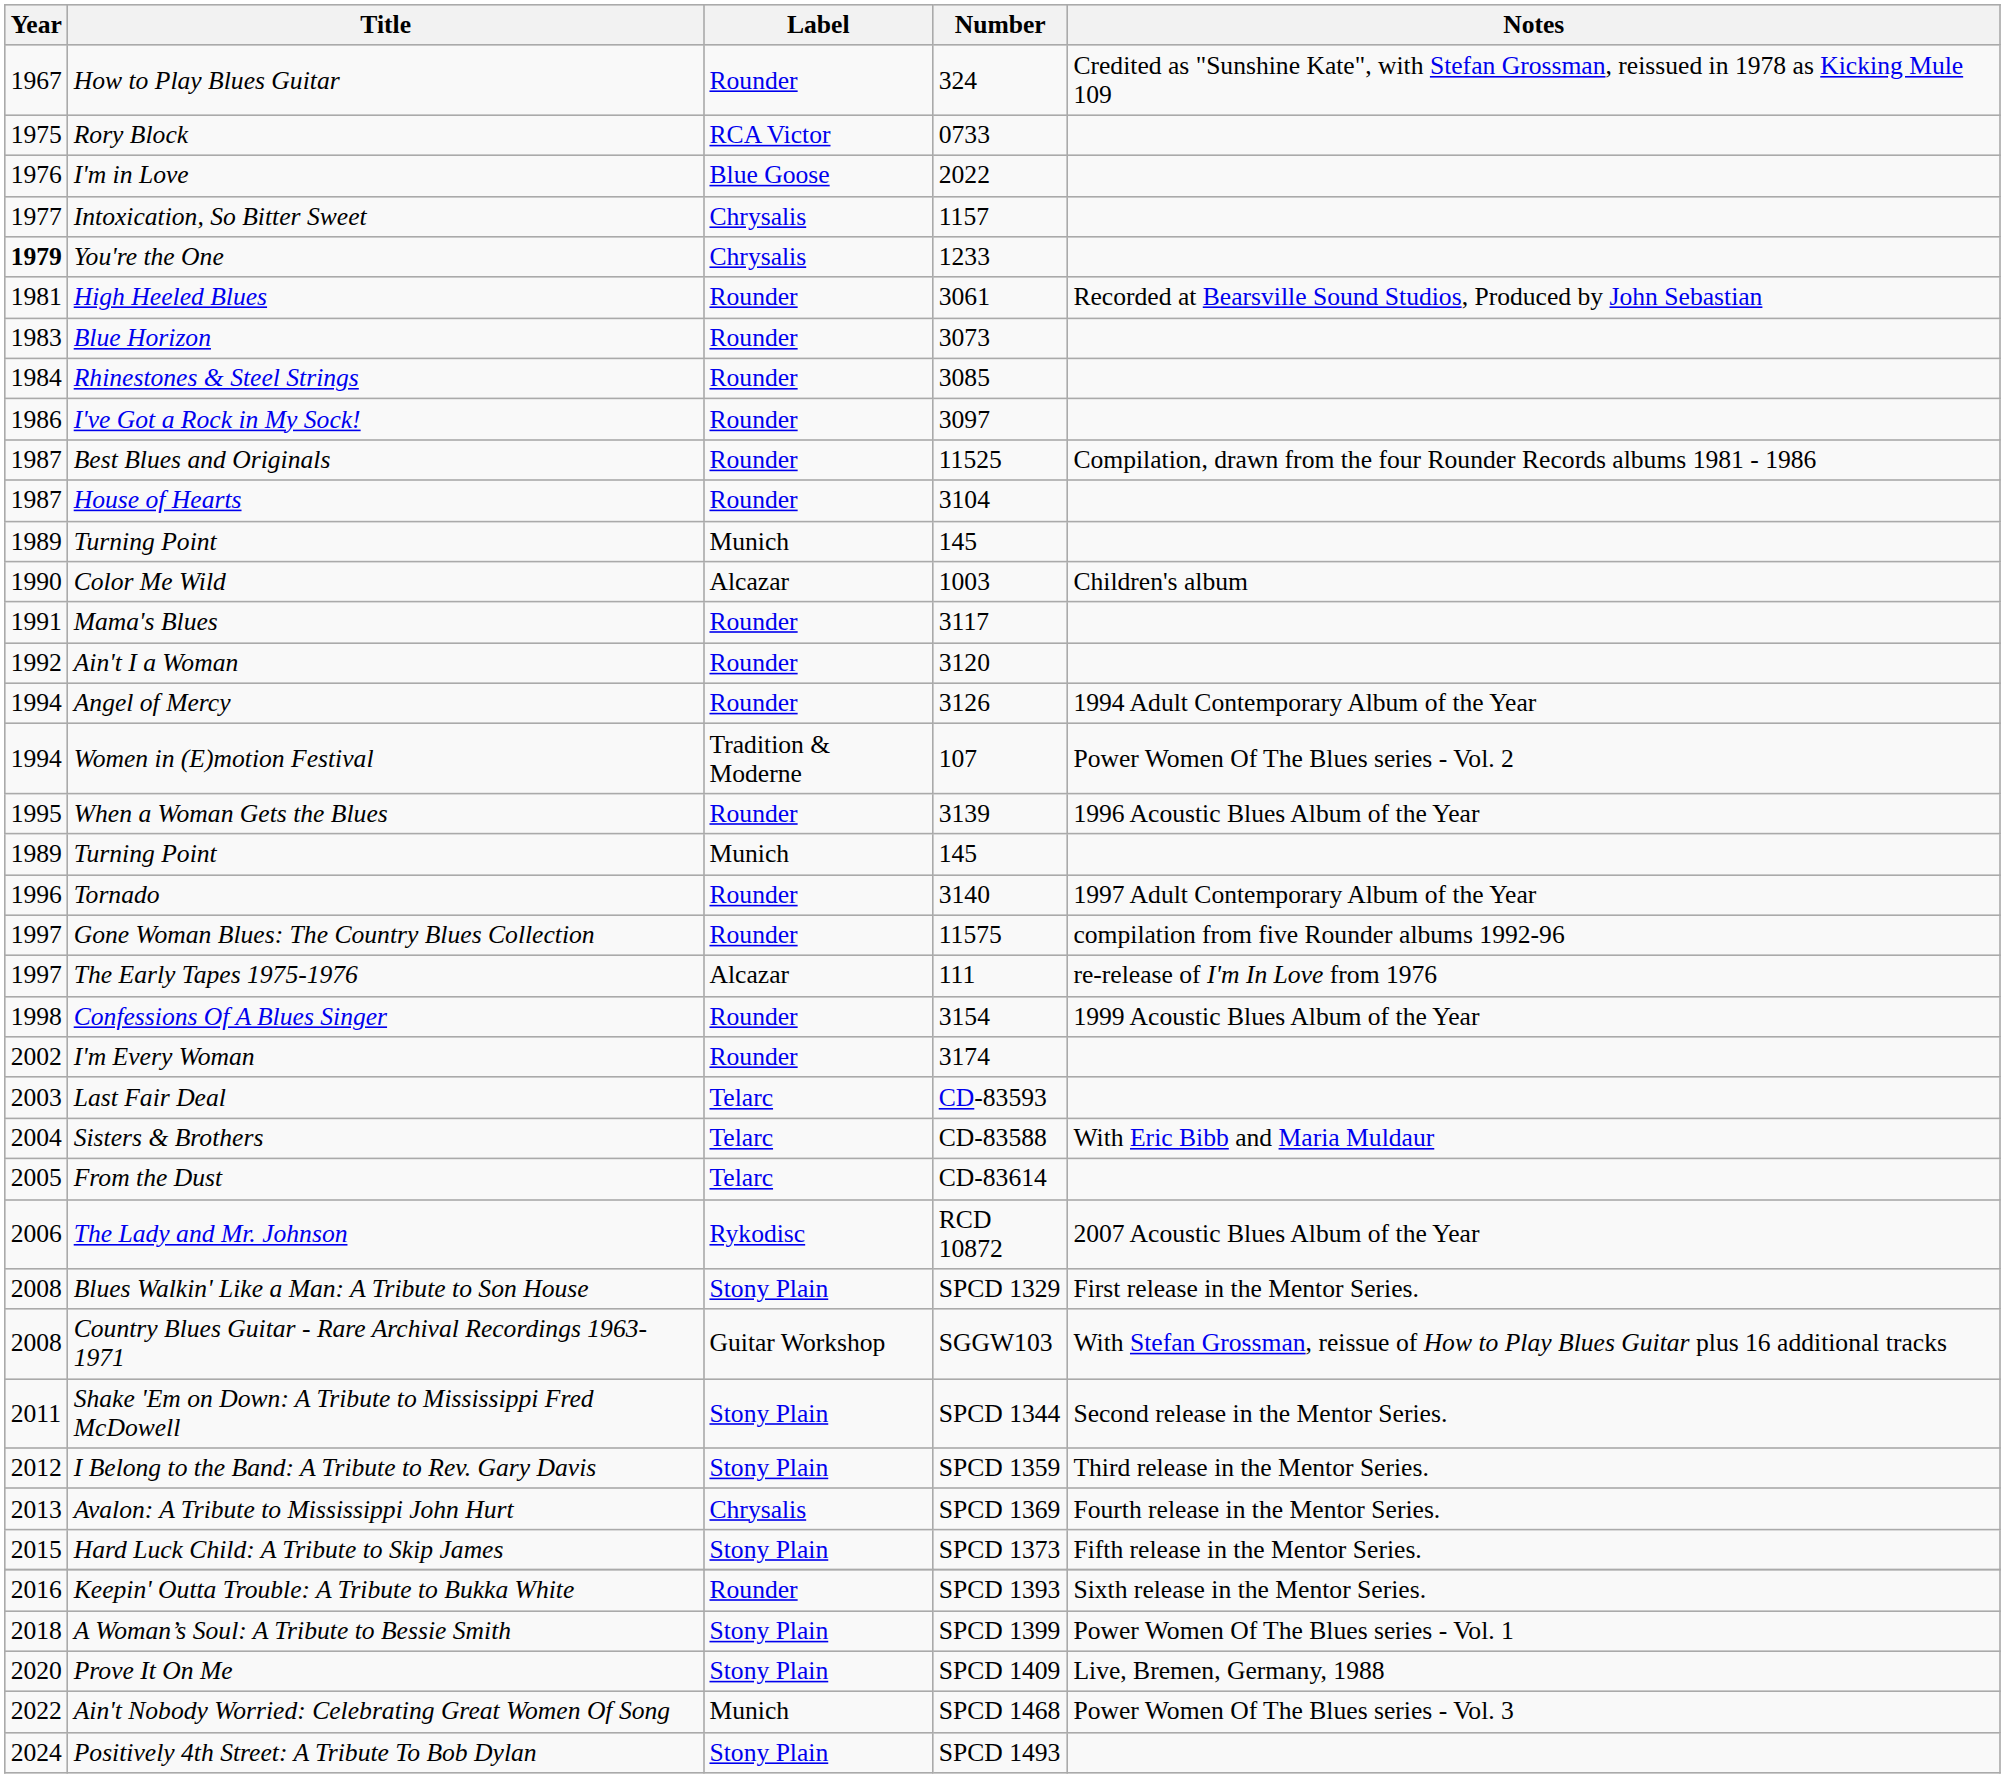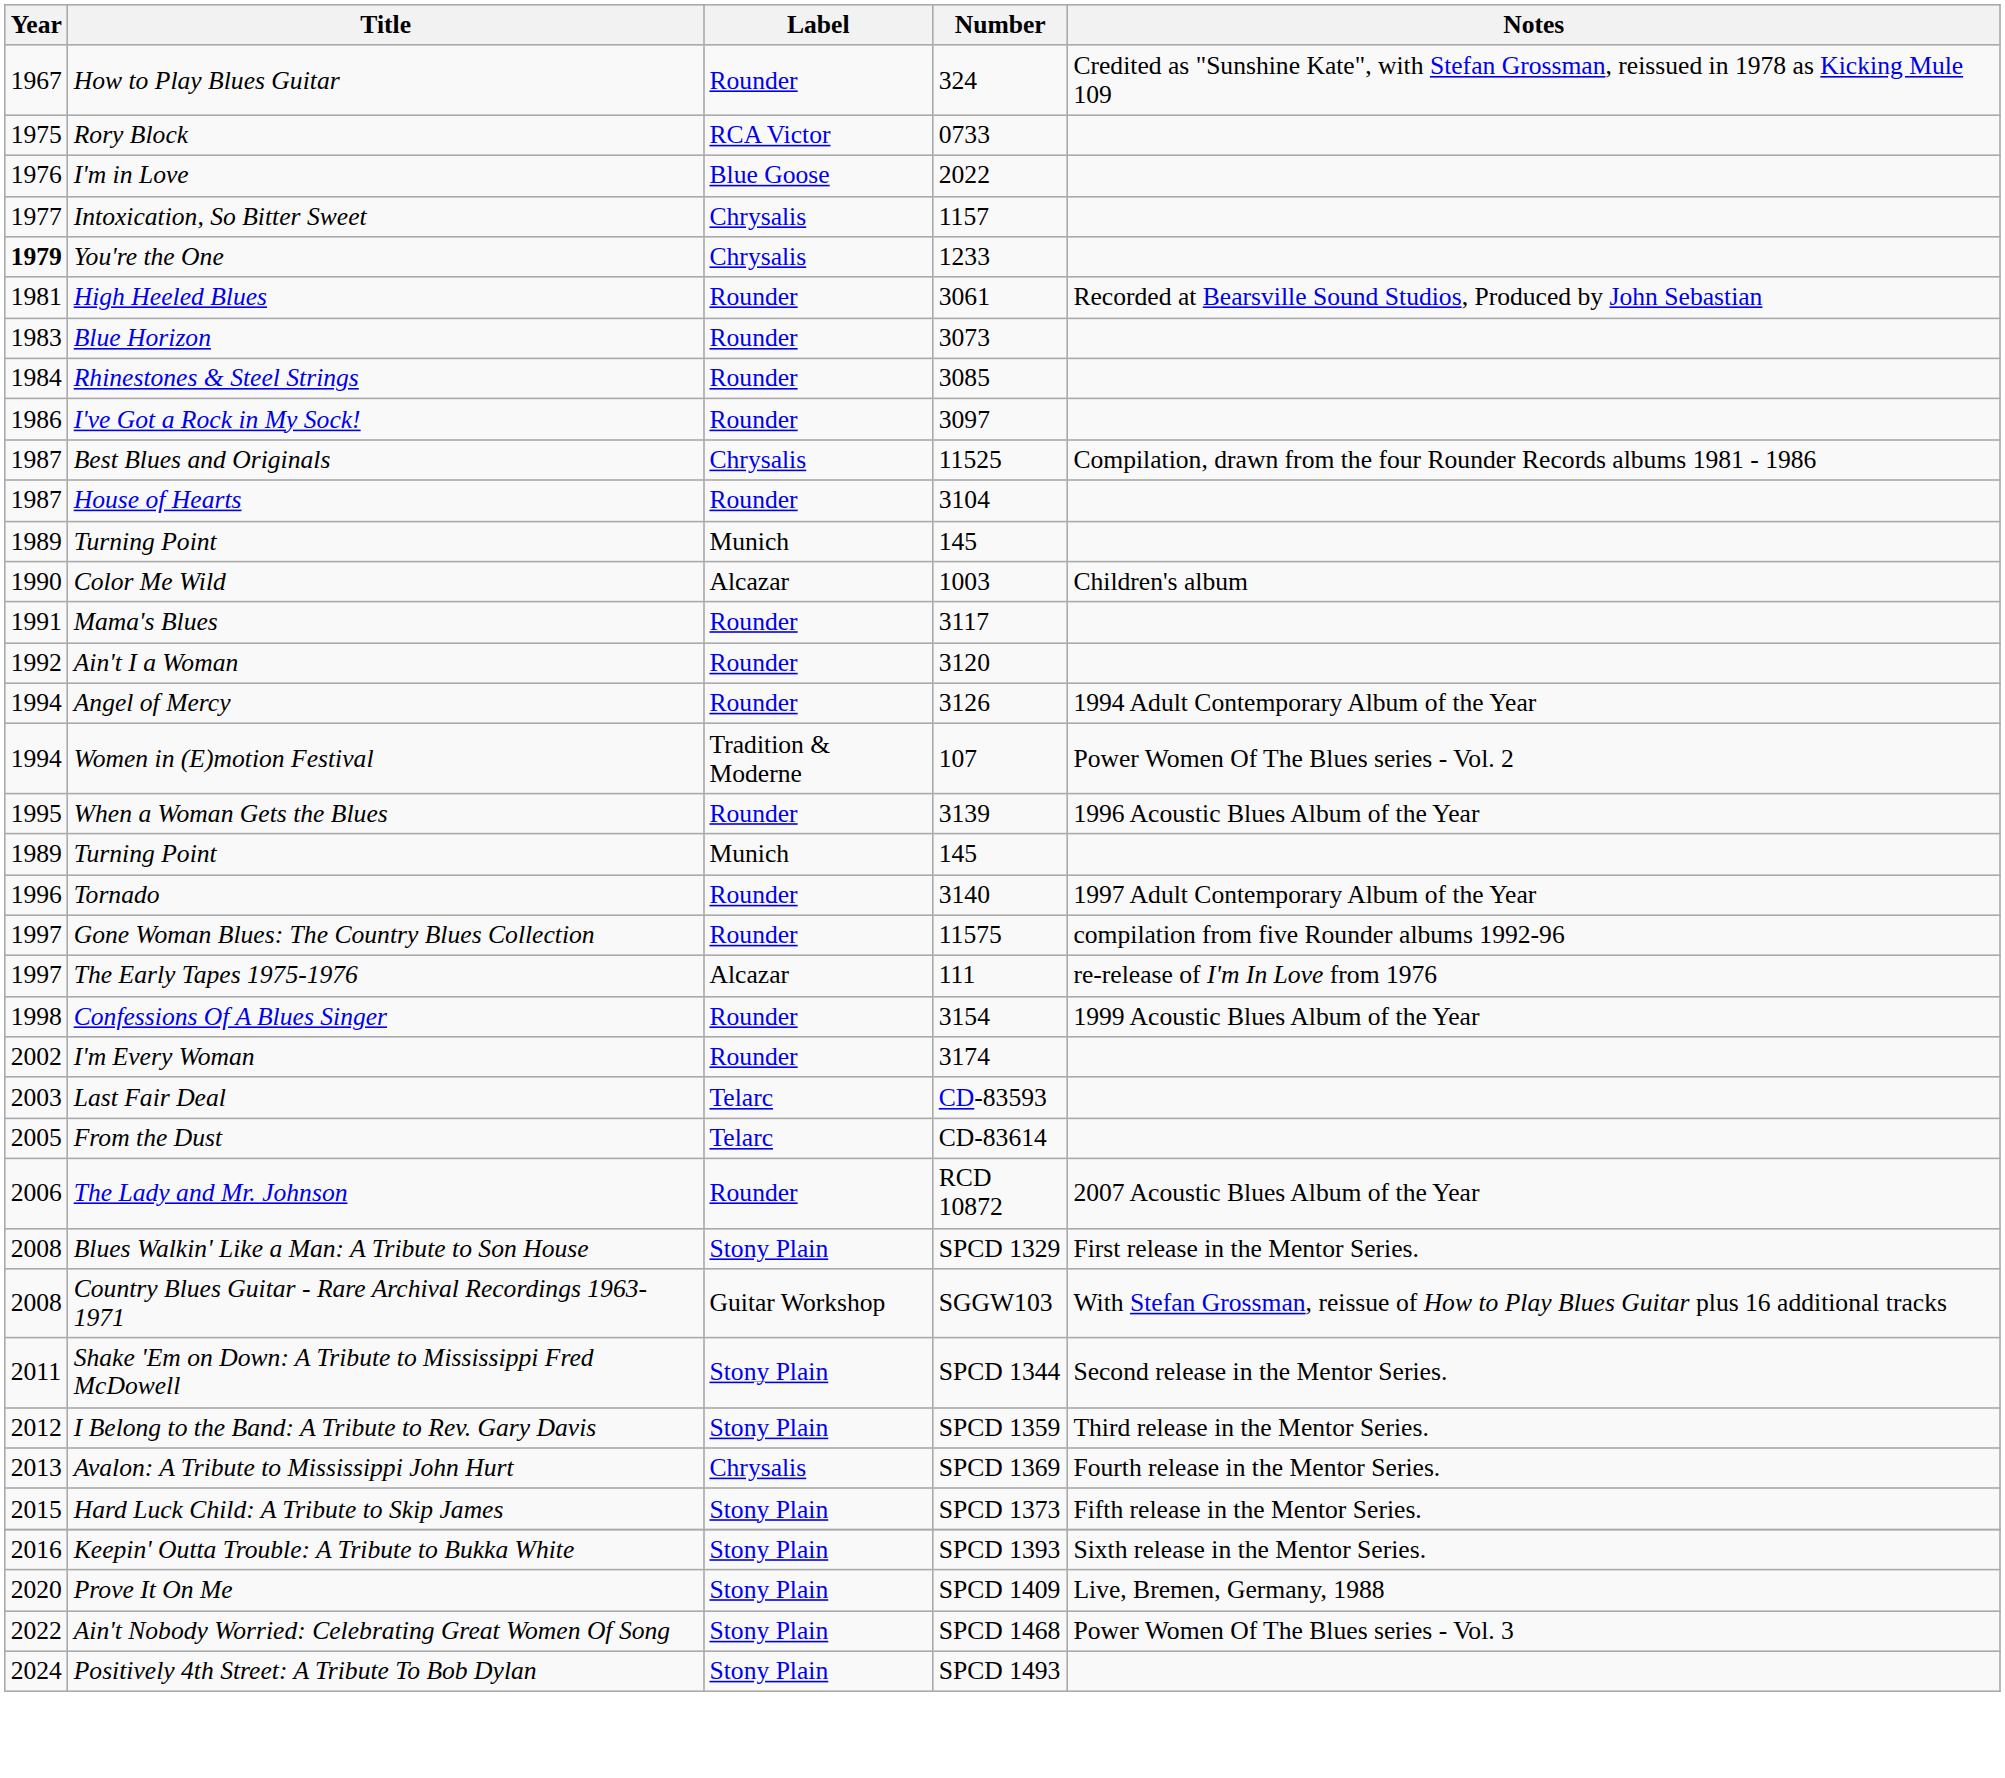(754, 459) Rounder -> (758, 459) Chrysalis
- row: (169, 1138)
(757, 1233) Rykodisc -> (754, 1192) Rounder
(754, 1589) Rounder -> (769, 1549) Stony Plain
- row: (292, 1630)
(749, 1711) Munich -> (769, 1630) Stony Plain
